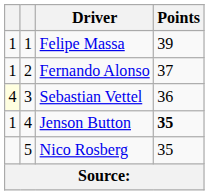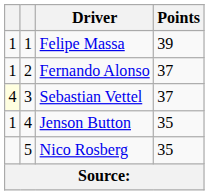(165, 96) 36 -> (165, 96) 37
(165, 123) bold -> (165, 123) normal
